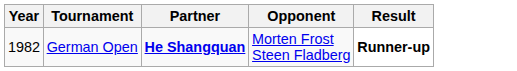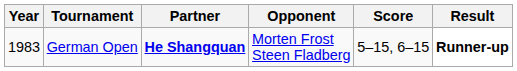+ column: (393, 16)
(24, 47) 1982 -> (24, 47) 1983
